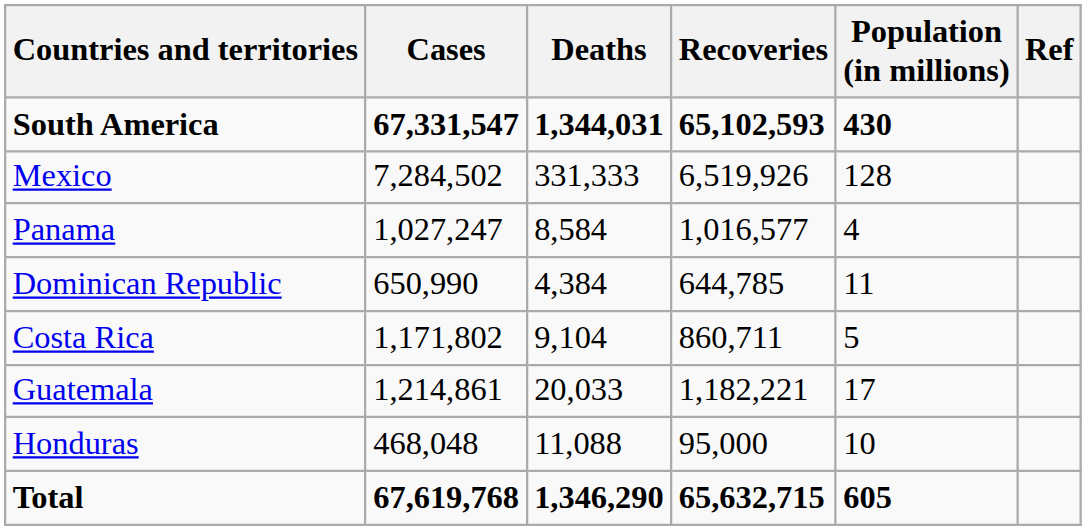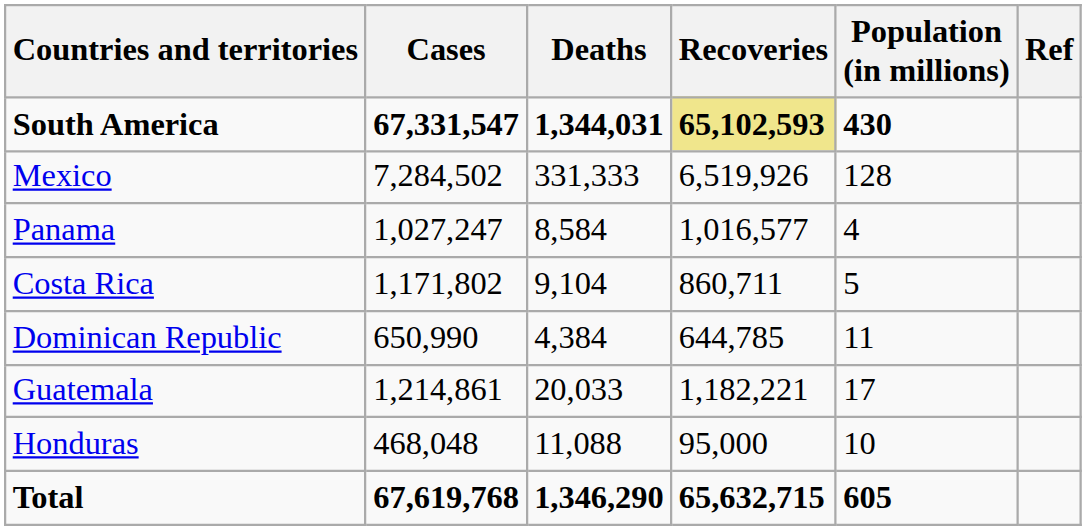(752, 123) no background -> (752, 123) khaki background
rows swapped: (147, 283) <-> (83, 337)
